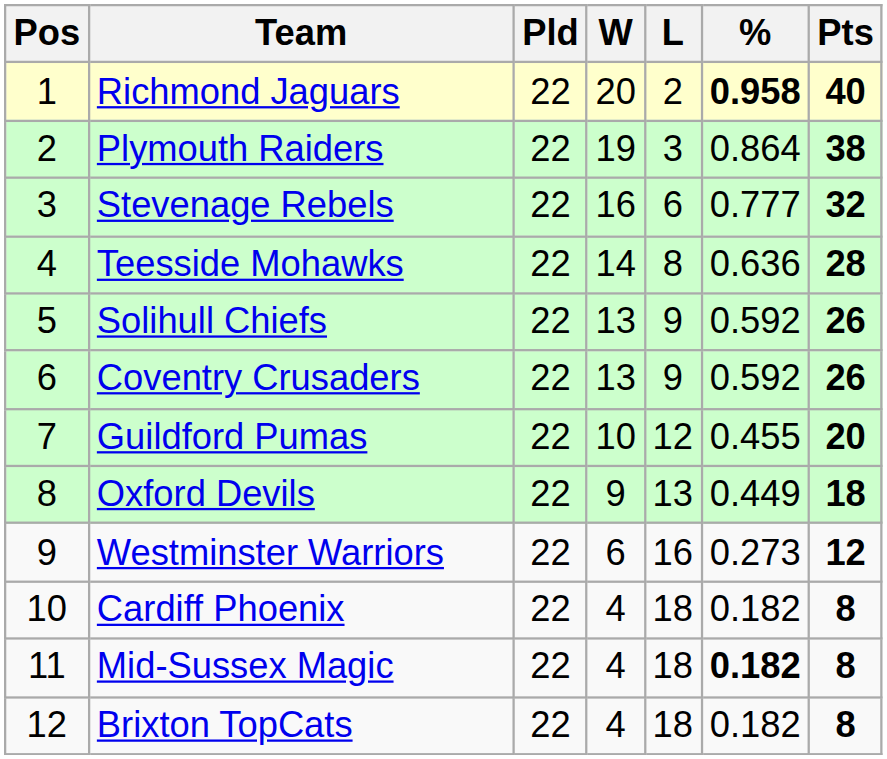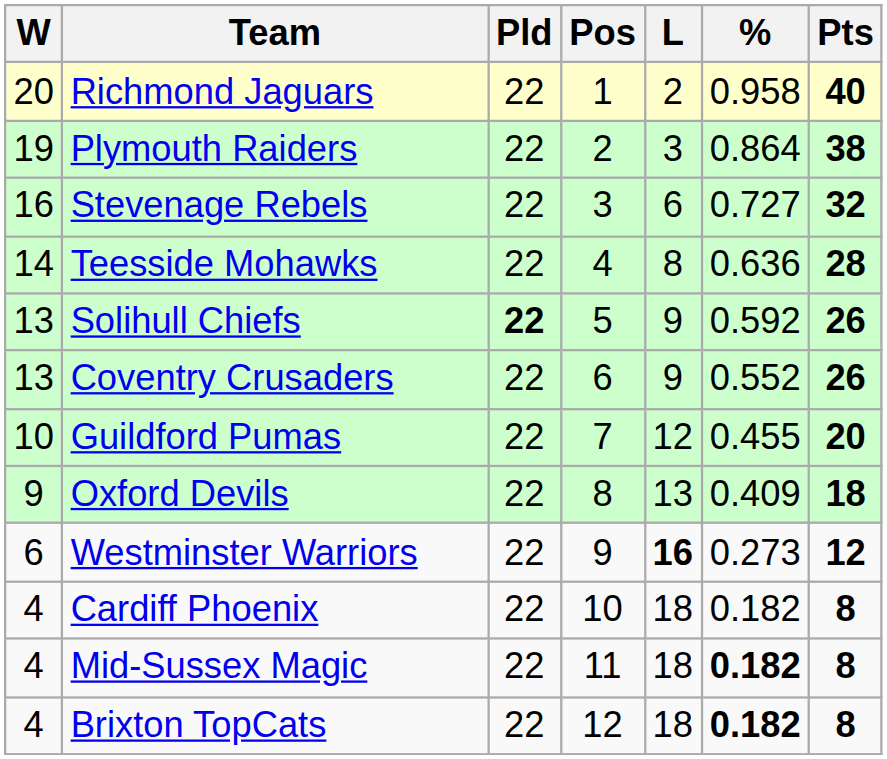columns swapped: (47, 33) <-> (616, 33)
(755, 90) bold -> (755, 90) normal
(755, 206) 0.777 -> (755, 206) 0.727
(550, 321) normal -> (524, 321) bold
(755, 378) 0.592 -> (755, 378) 0.552
(755, 494) 0.449 -> (755, 494) 0.409
(673, 551) normal -> (673, 551) bold
(755, 724) normal -> (755, 724) bold
